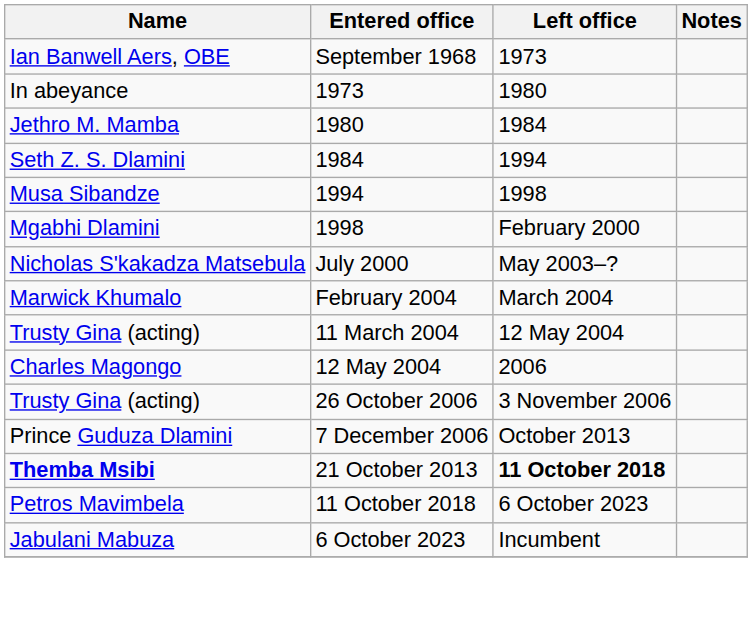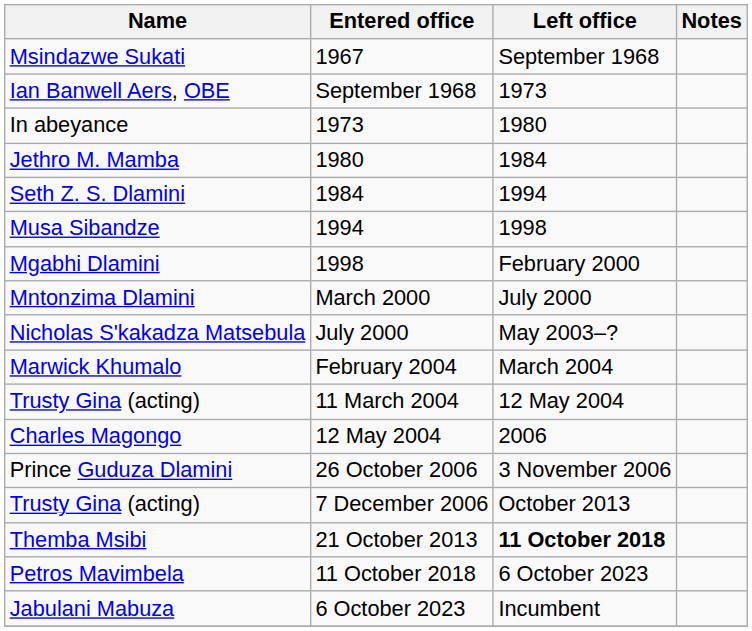+ row: (340, 56)
+ row: (373, 297)
(105, 401) Trusty Gina (acting) -> (121, 470) Prince Guduza Dlamini
(121, 435) Prince Guduza Dlamini -> (105, 504) Trusty Gina (acting)
(82, 470) bold -> (78, 539) normal
